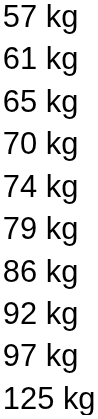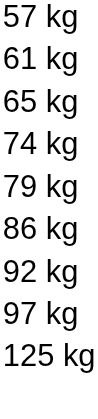- row: (41, 144)
